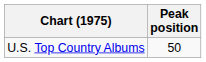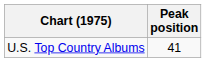(174, 47) 50 -> (174, 47) 41
